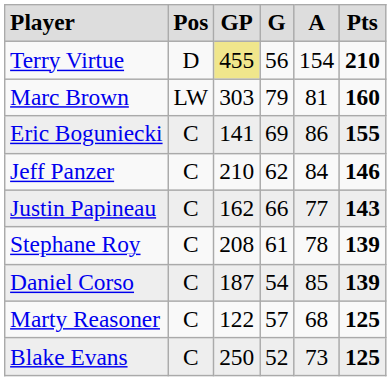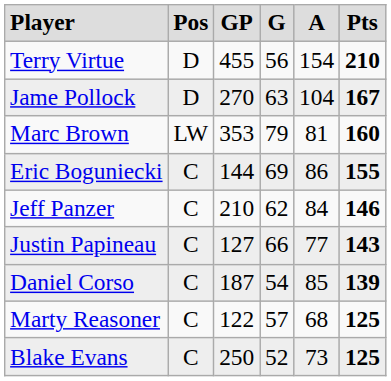(237, 60) khaki background -> (237, 60) no background
+ row: (73, 97)
(237, 97) 303 -> (237, 134) 353
(237, 134) 141 -> (237, 171) 144
(237, 208) 162 -> (237, 245) 127
- row: (75, 245)
